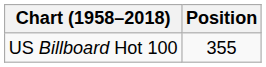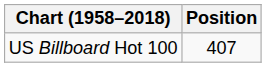(222, 47) 355 -> (222, 47) 407
